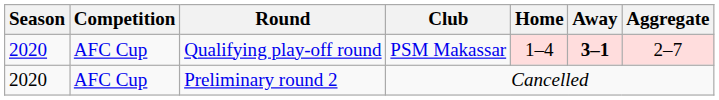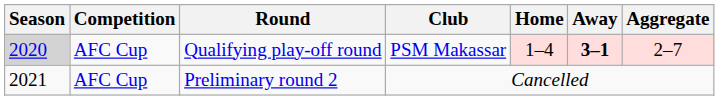(28, 49) no background -> (28, 49) lightgrey background
(28, 79) 2020 -> (28, 79) 2021
